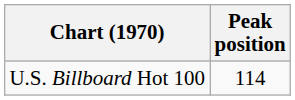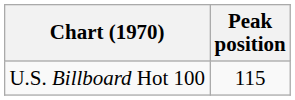(250, 77) 114 -> (250, 77) 115
